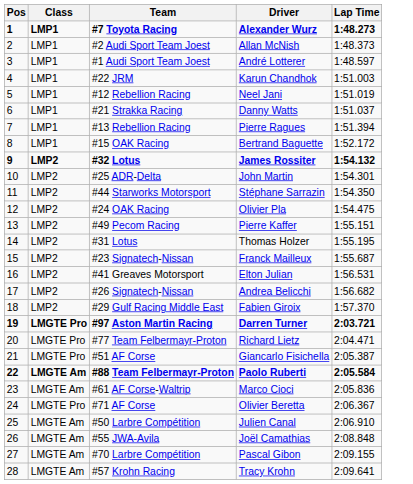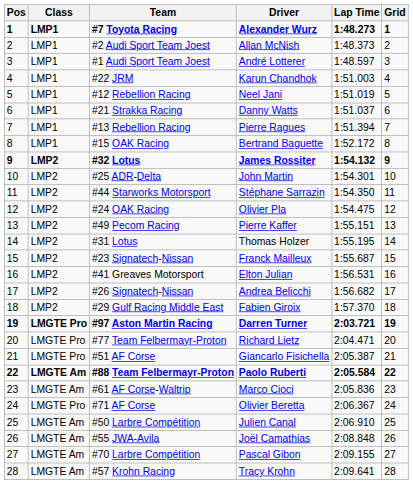+ column: (395, 13)
